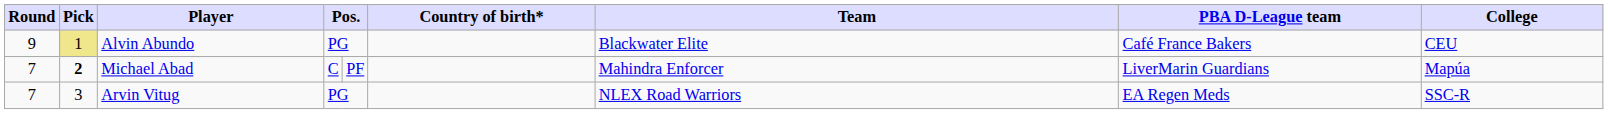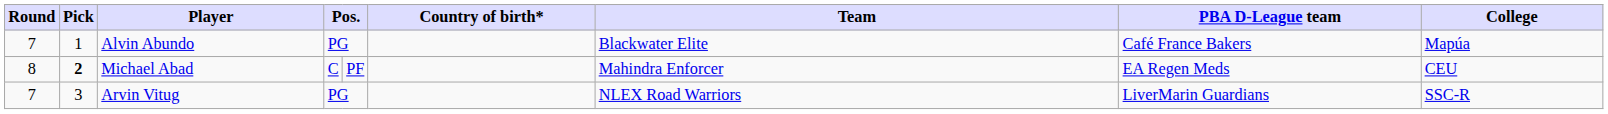(32, 43) 9 -> (32, 43) 7
(78, 43) khaki background -> (78, 43) no background
(1441, 43) CEU -> (1447, 43) Mapúa
(32, 69) 7 -> (32, 69) 8
(1196, 69) LiverMarin Guardians -> (1176, 69) EA Regen Meds
(1447, 69) Mapúa -> (1441, 69) CEU
(1176, 95) EA Regen Meds -> (1196, 95) LiverMarin Guardians
